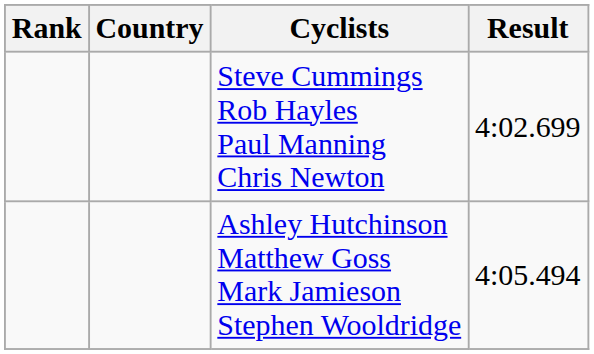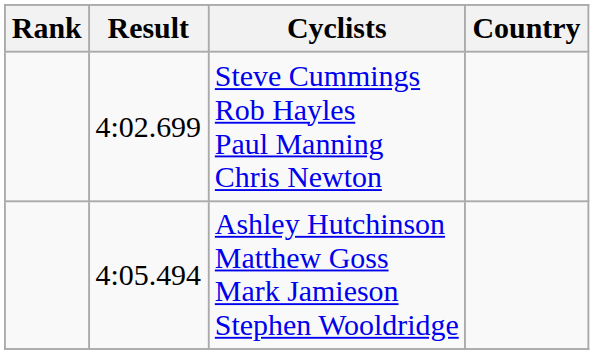columns swapped: (150, 28) <-> (528, 28)
